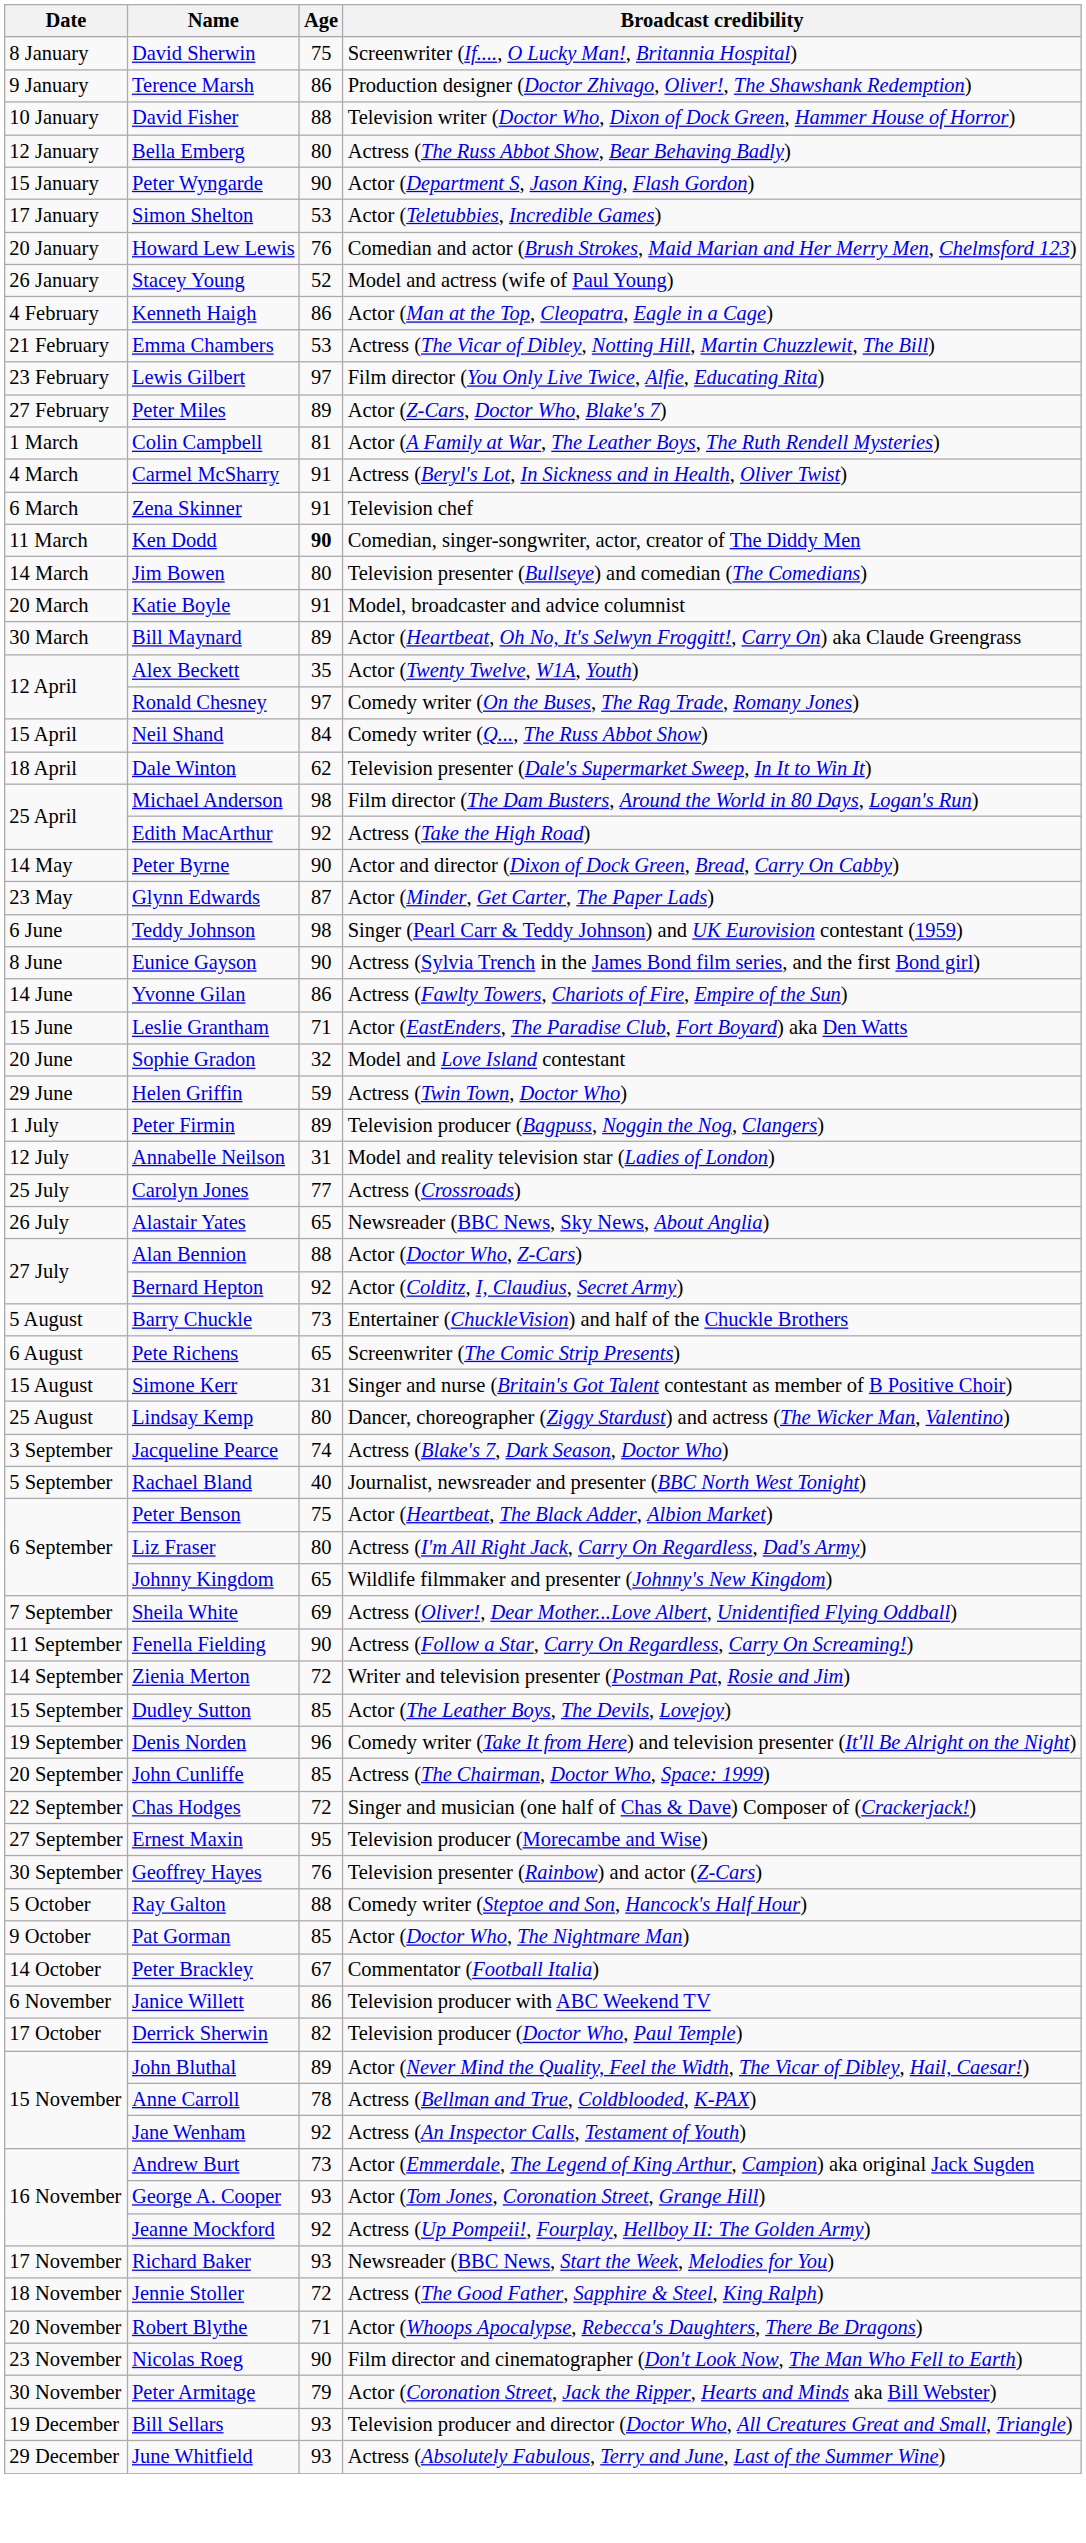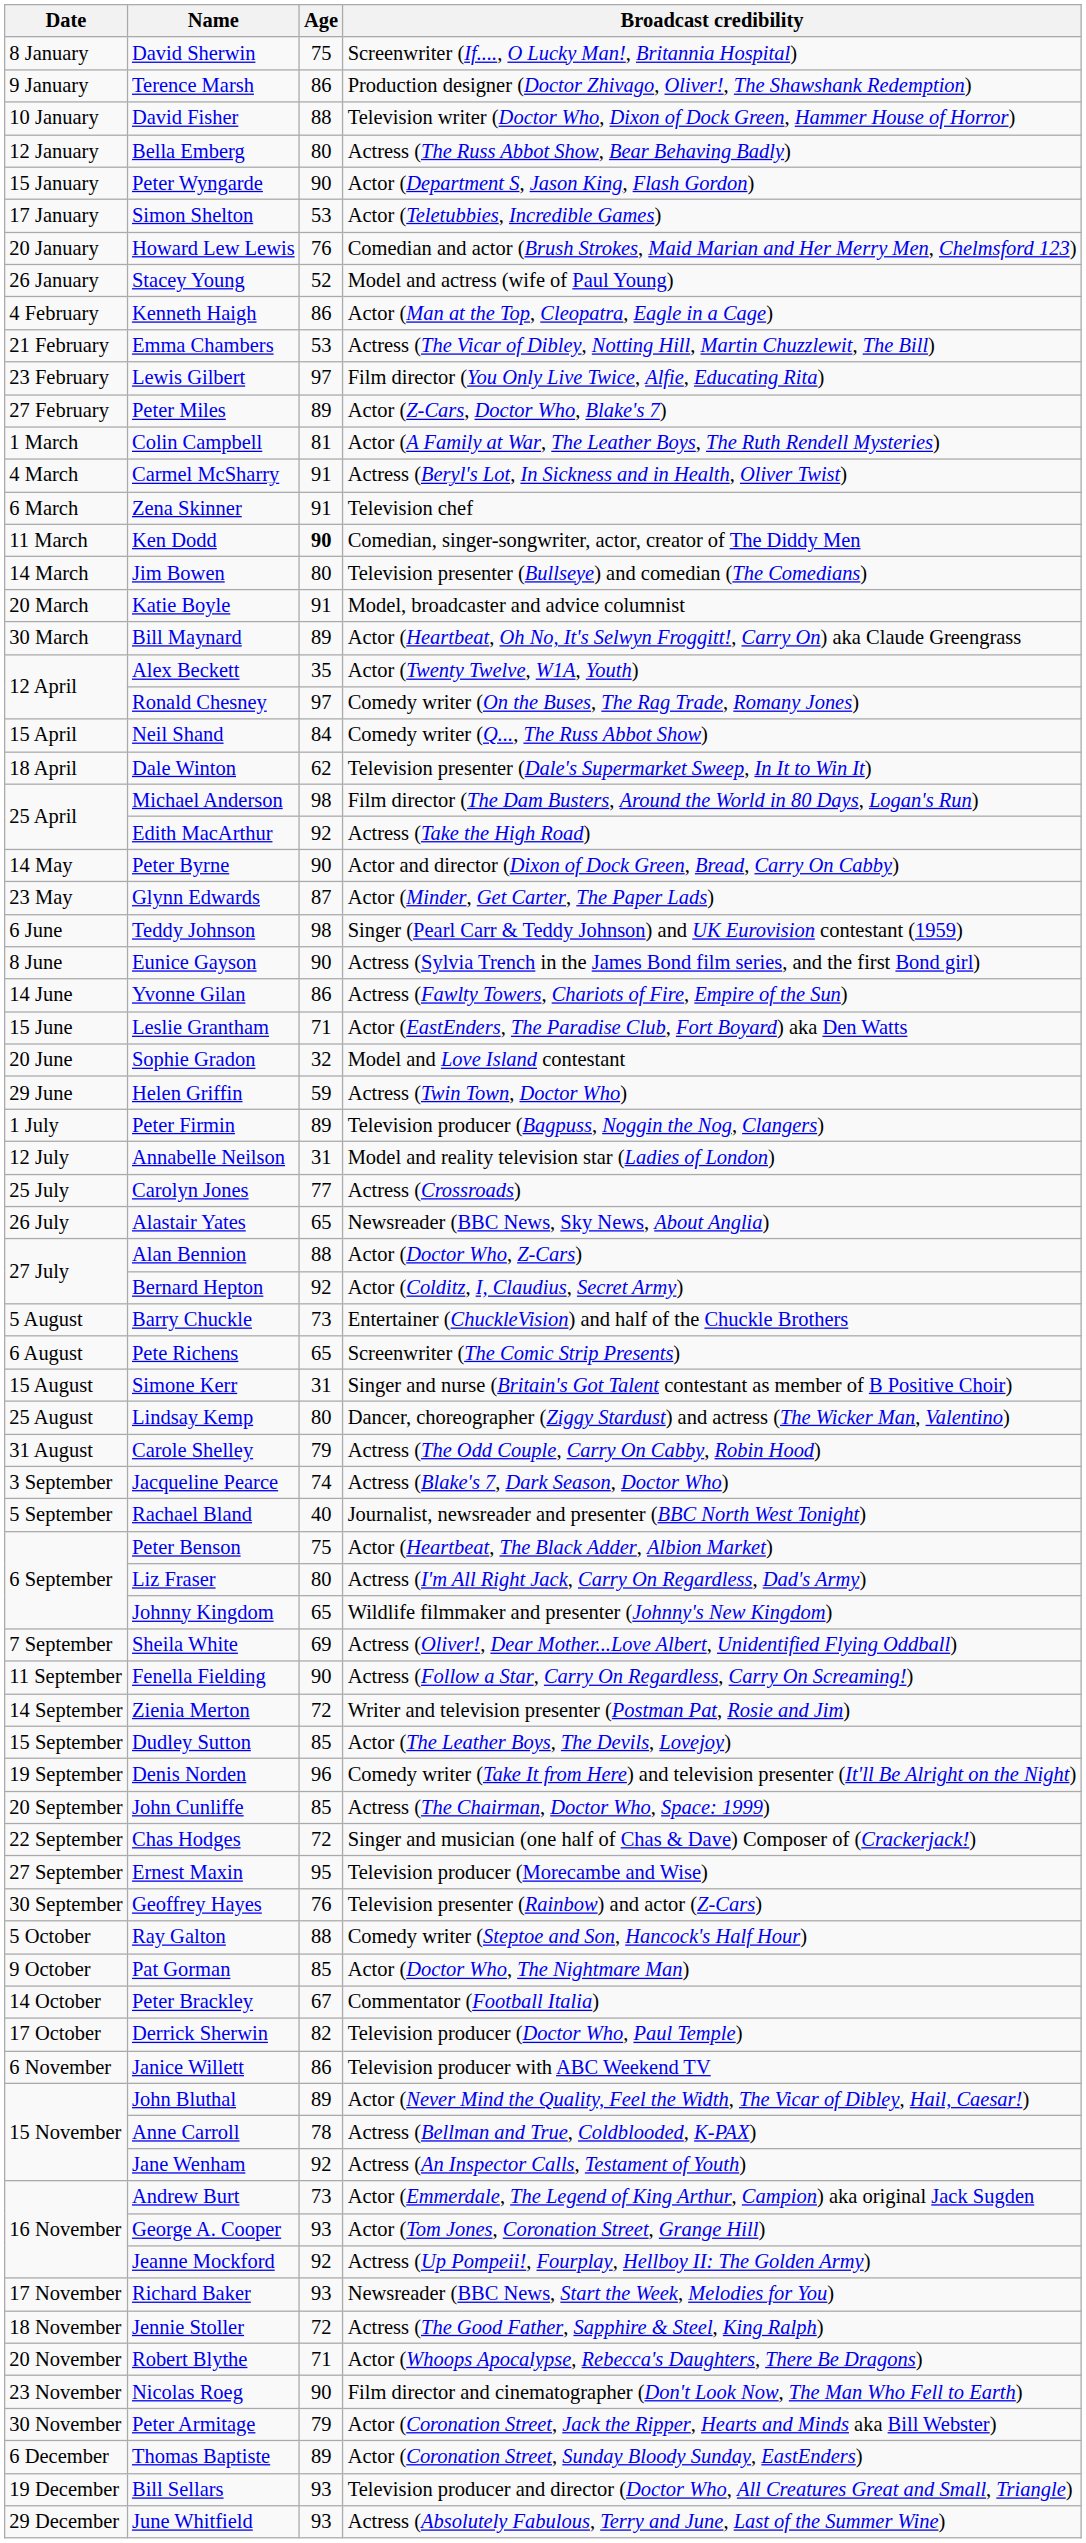+ row: (193, 1449)
rows swapped: (200, 2034) <-> (188, 2002)
+ row: (201, 2456)
